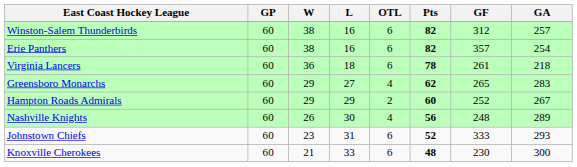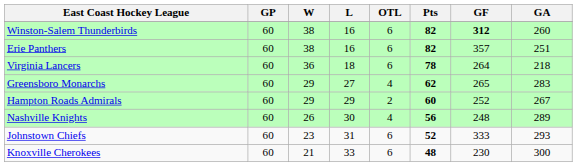(481, 30) normal -> (481, 30) bold
(542, 30) 257 -> (542, 30) 260
(542, 48) 254 -> (542, 48) 251
(481, 65) 261 -> (481, 65) 264
